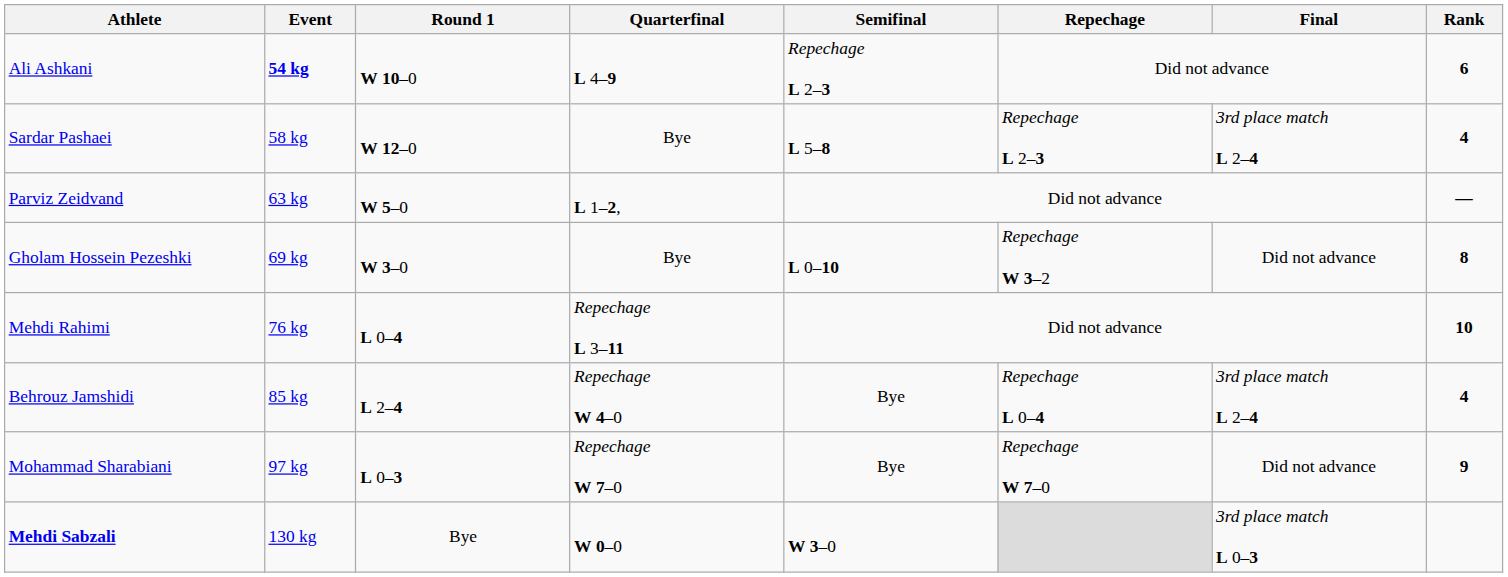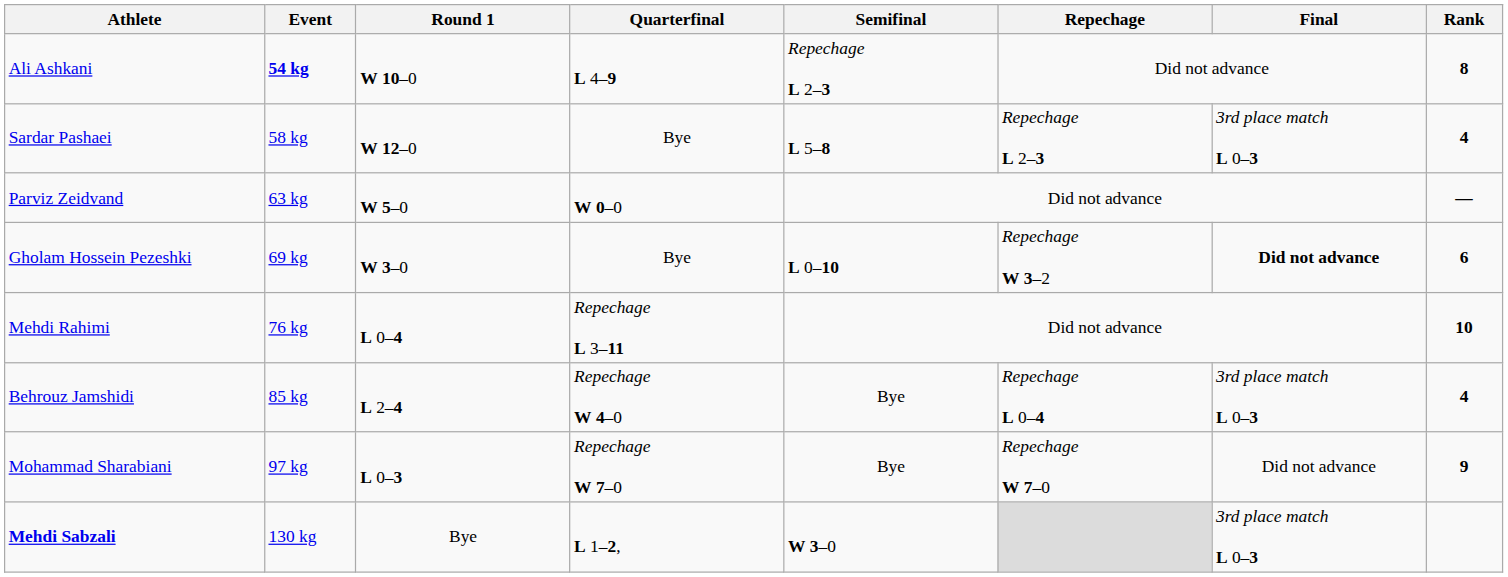(1464, 68) 6 -> (1464, 68) 8
(1272, 138) 3rd place match L 2–4 -> (1272, 138) 3rd place match L 0–3
(597, 208) L 1–2, -> (598, 208) W 0–0
(1319, 257) normal -> (1319, 257) bold
(1464, 257) 8 -> (1464, 257) 6
(1272, 397) 3rd place match L 2–4 -> (1272, 397) 3rd place match L 0–3
(598, 547) W 0–0 -> (597, 547) L 1–2,
